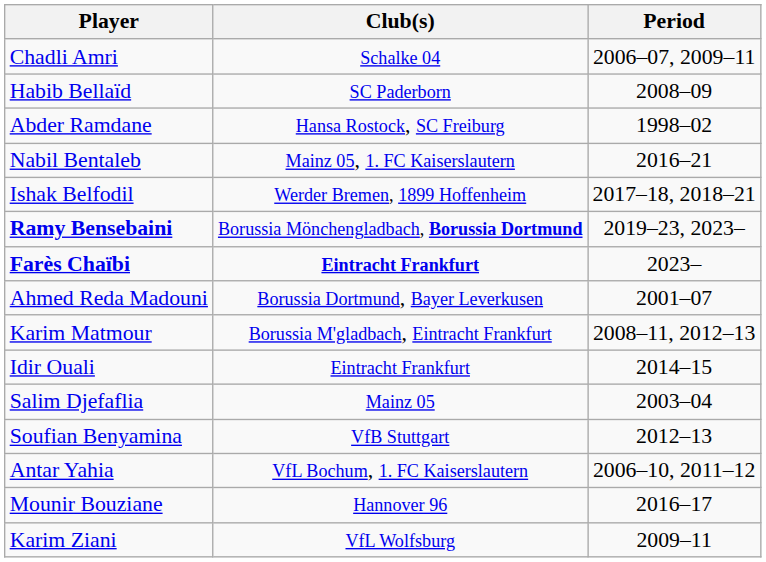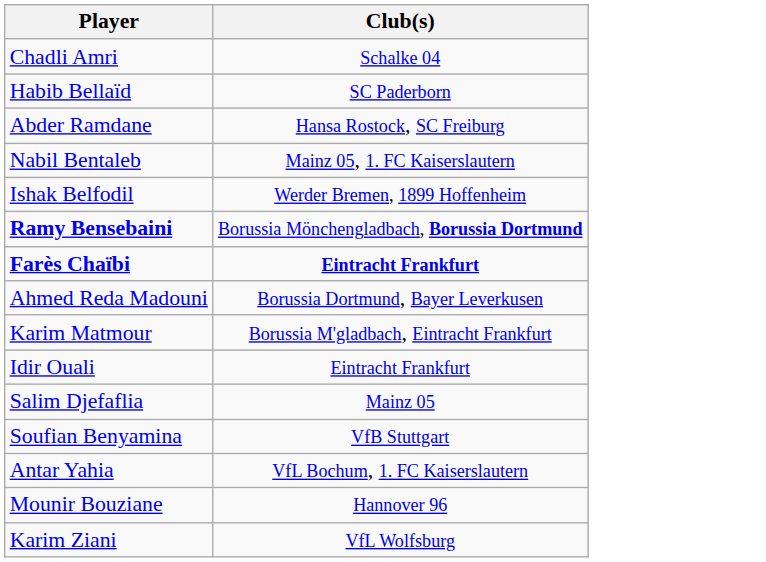- column: (674, 21)
